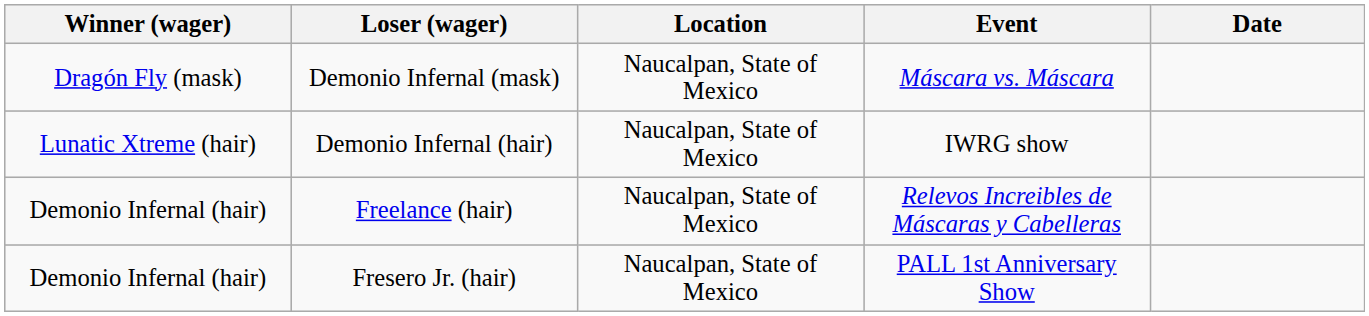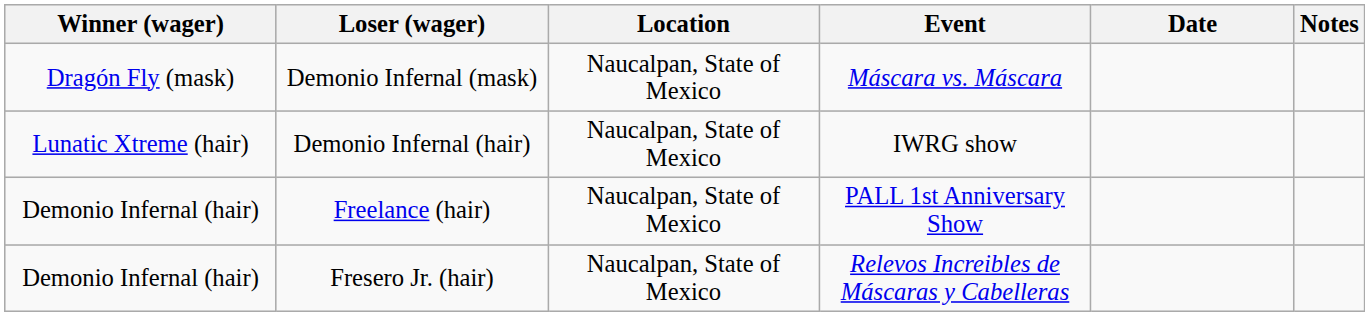+ column: (1329, 24)
(1007, 210) Relevos Increibles de Máscaras y Cabelleras -> (955, 210) PALL 1st Anniversary Show
(1007, 277) PALL 1st Anniversary Show -> (955, 277) Relevos Increibles de Máscaras y Cabelleras
